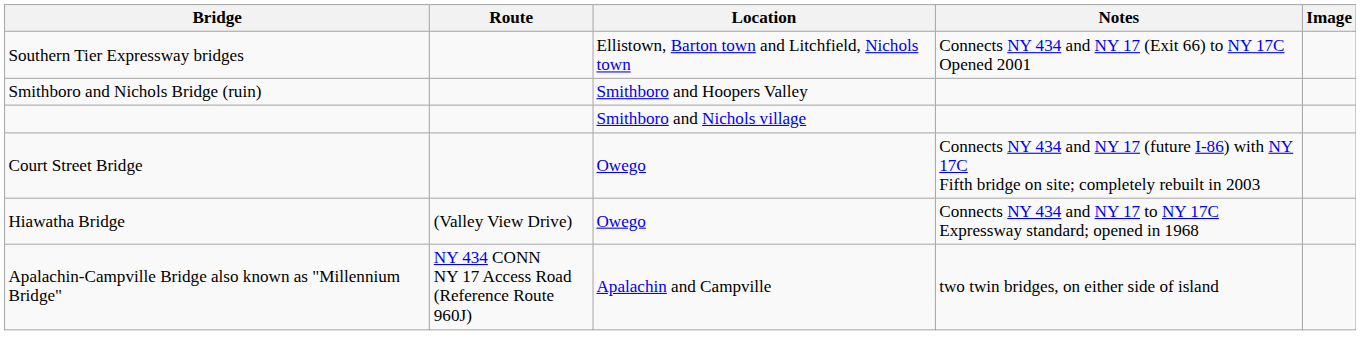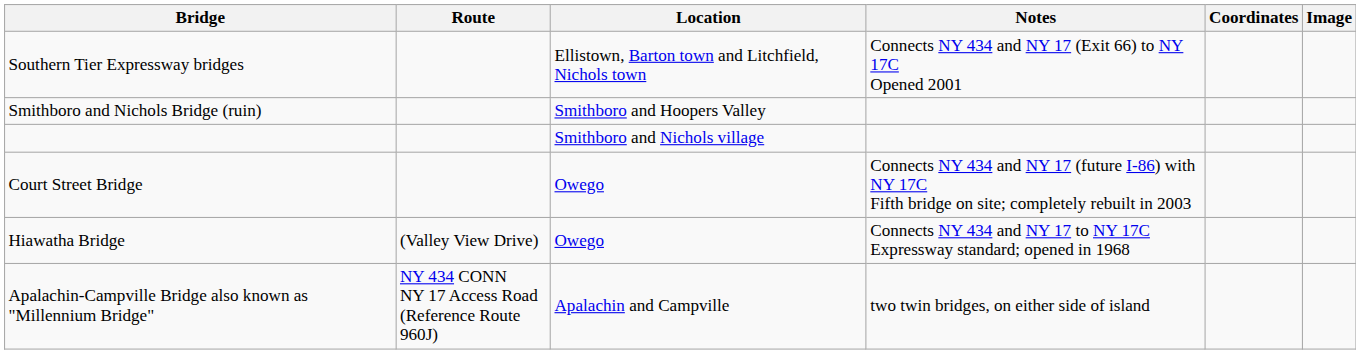+ column: (1254, 18)
